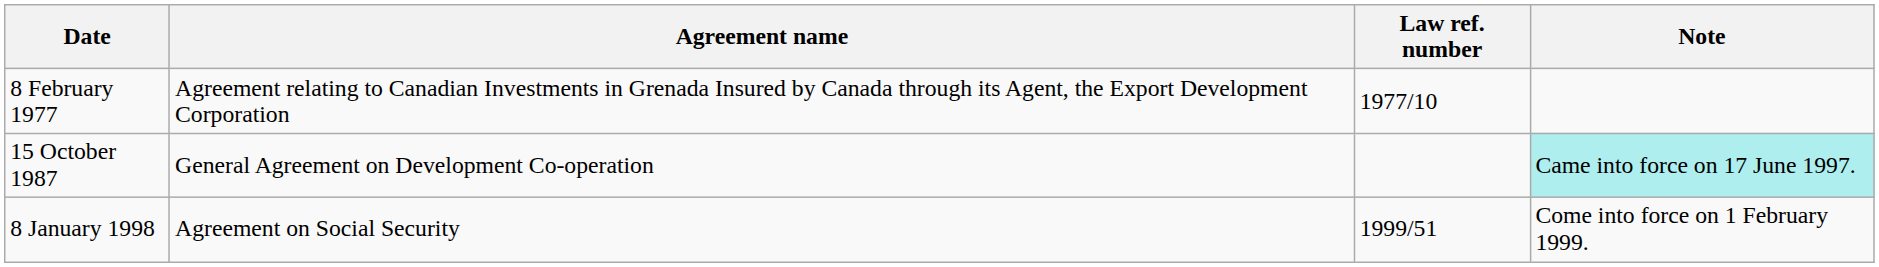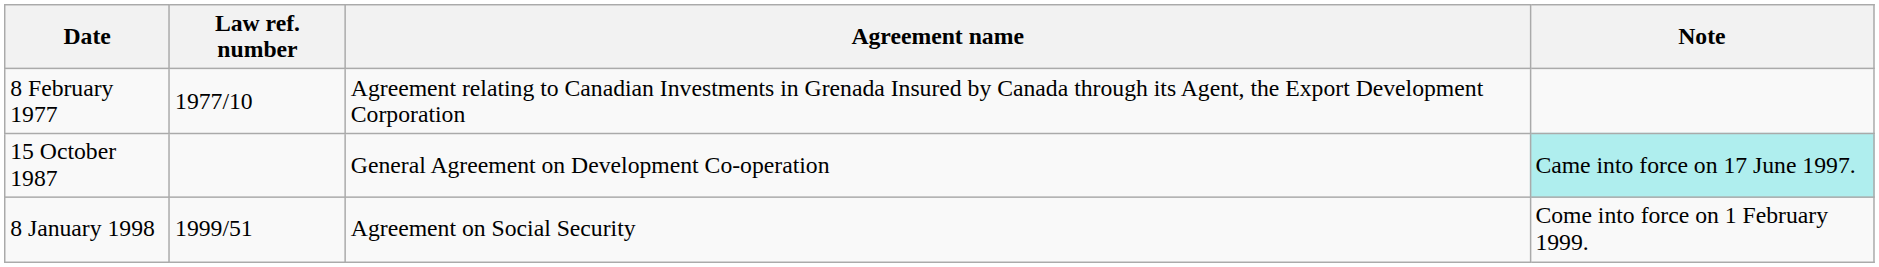columns swapped: (762, 36) <-> (1442, 36)
